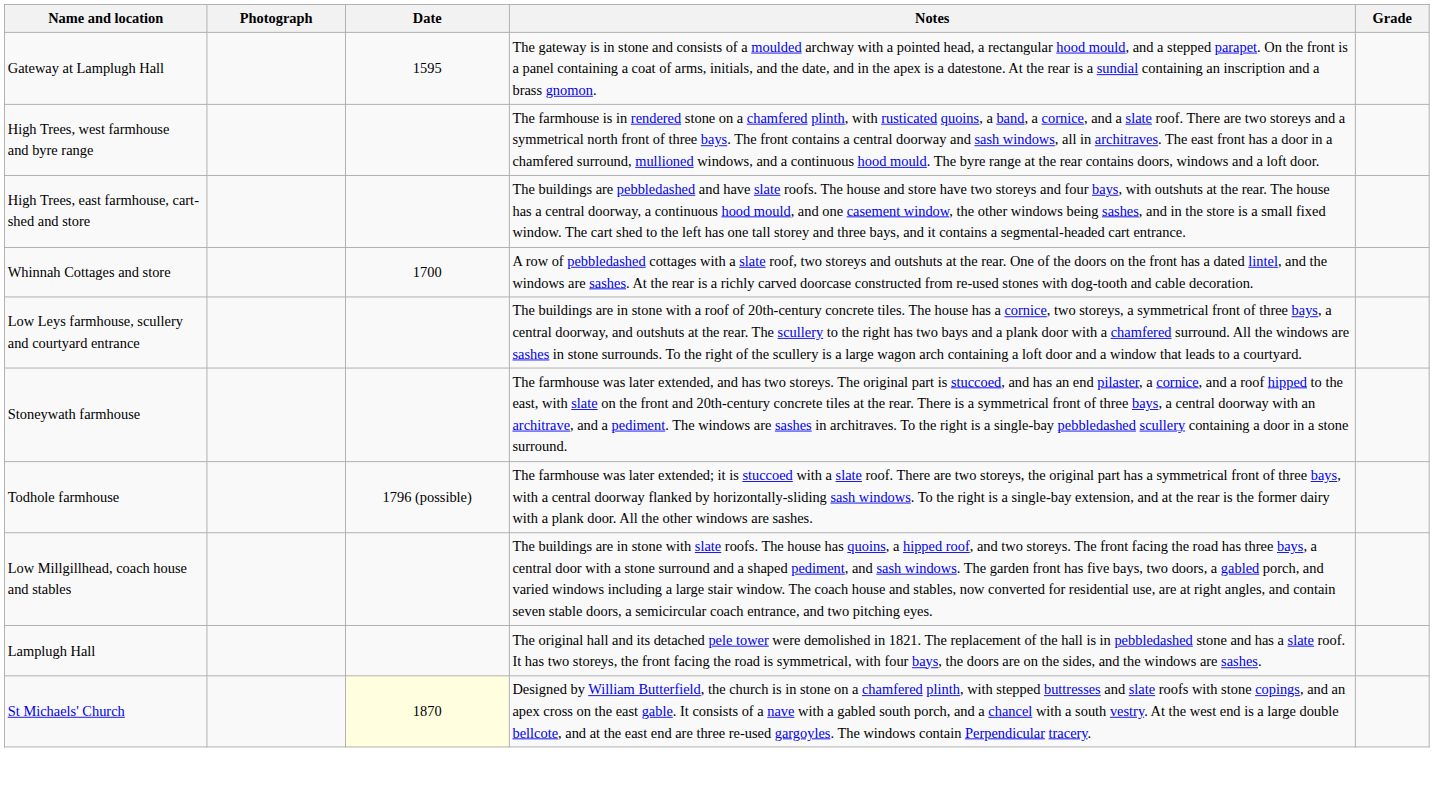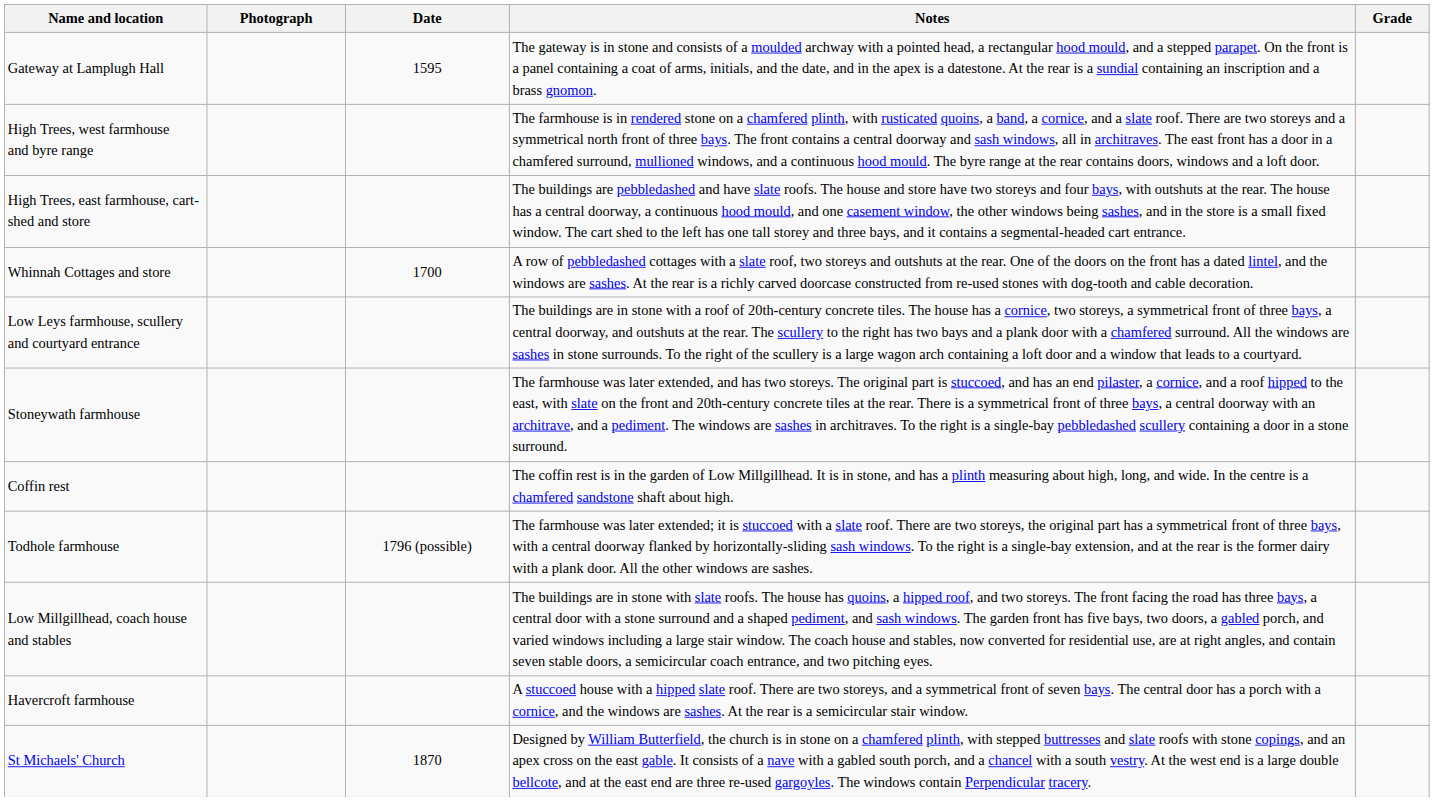+ row: (39, 486)
+ row: (71, 700)
- row: (52, 650)
(427, 711) lightyellow background -> (427, 761) no background
